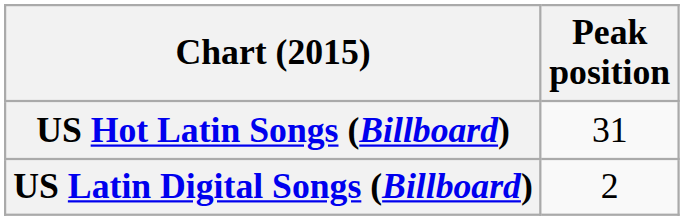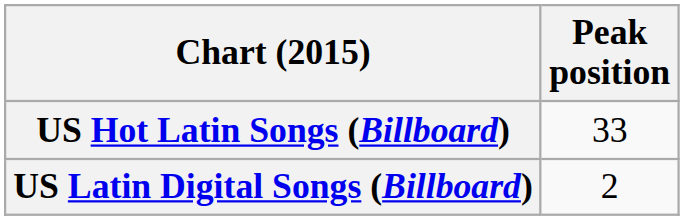(610, 129) 31 -> (610, 129) 33
